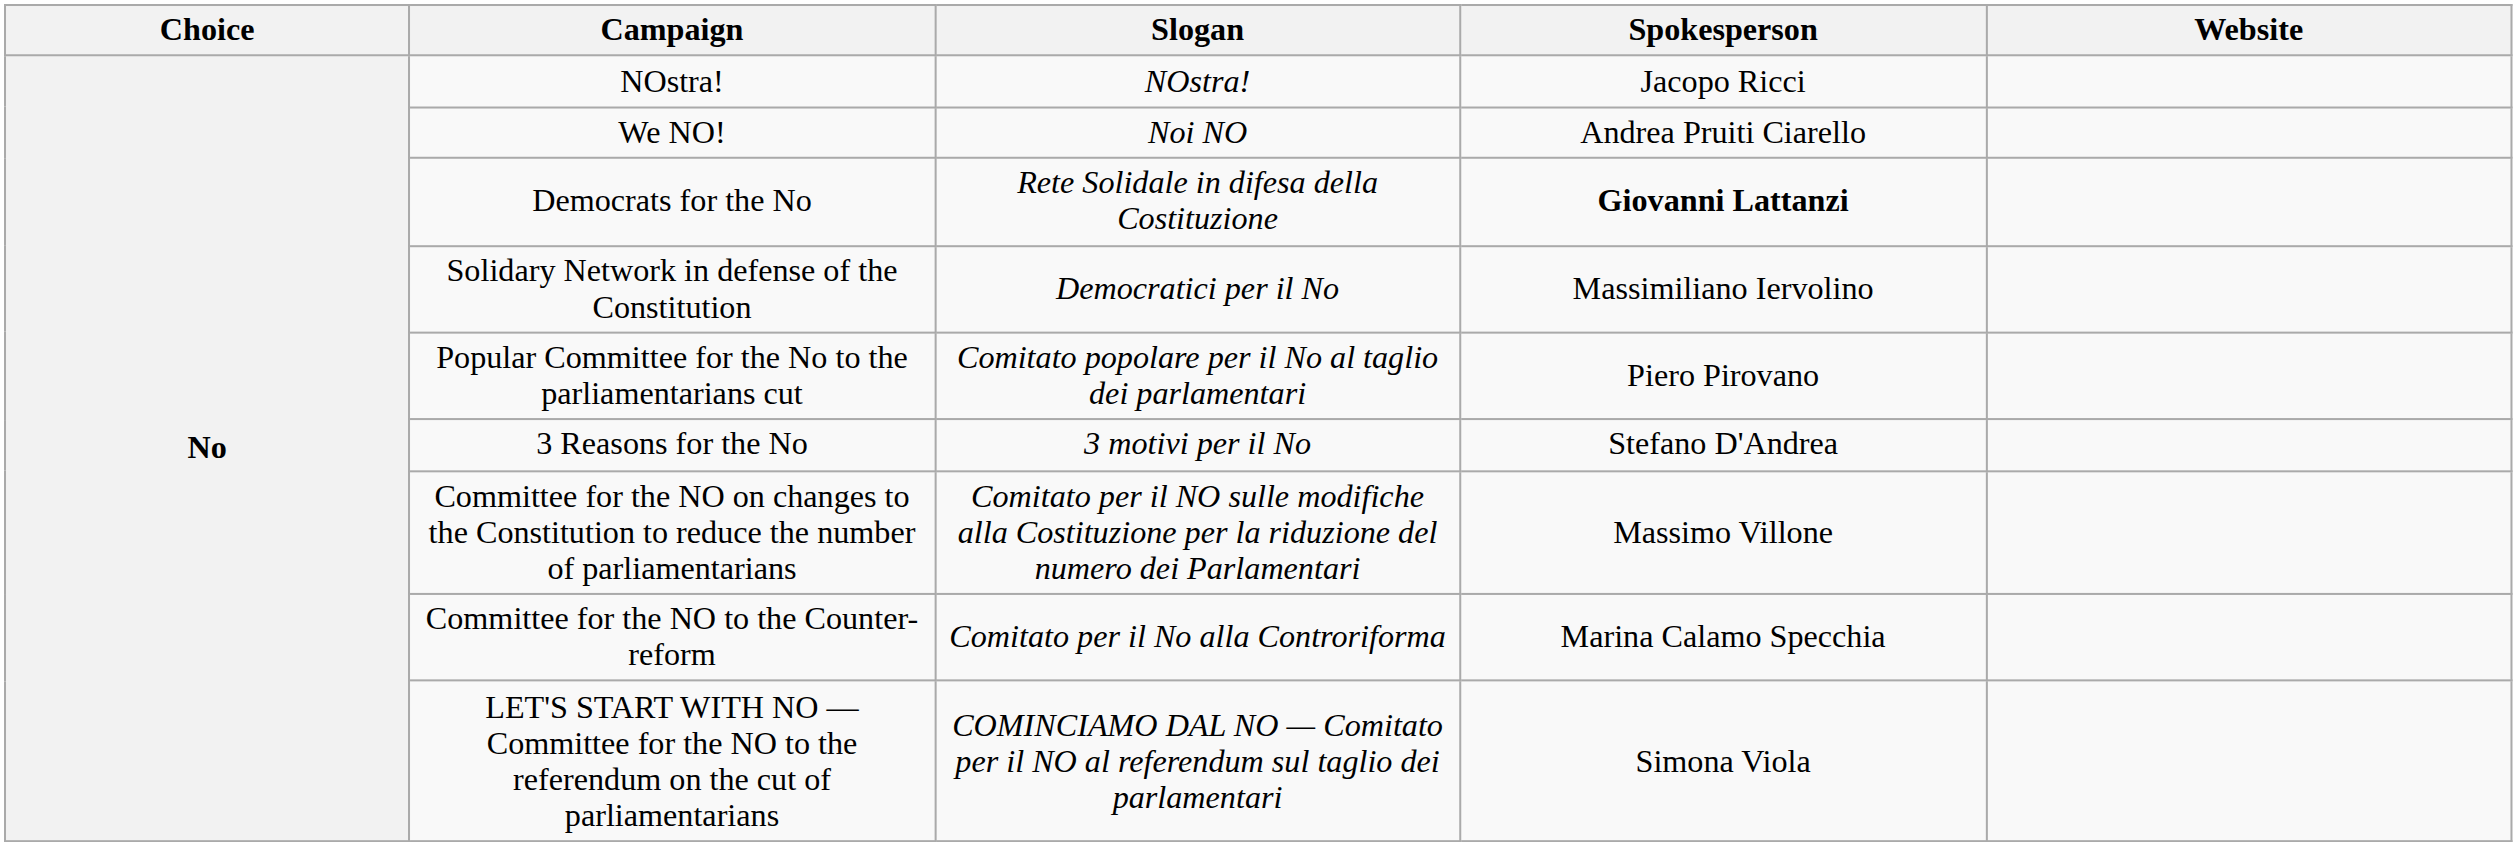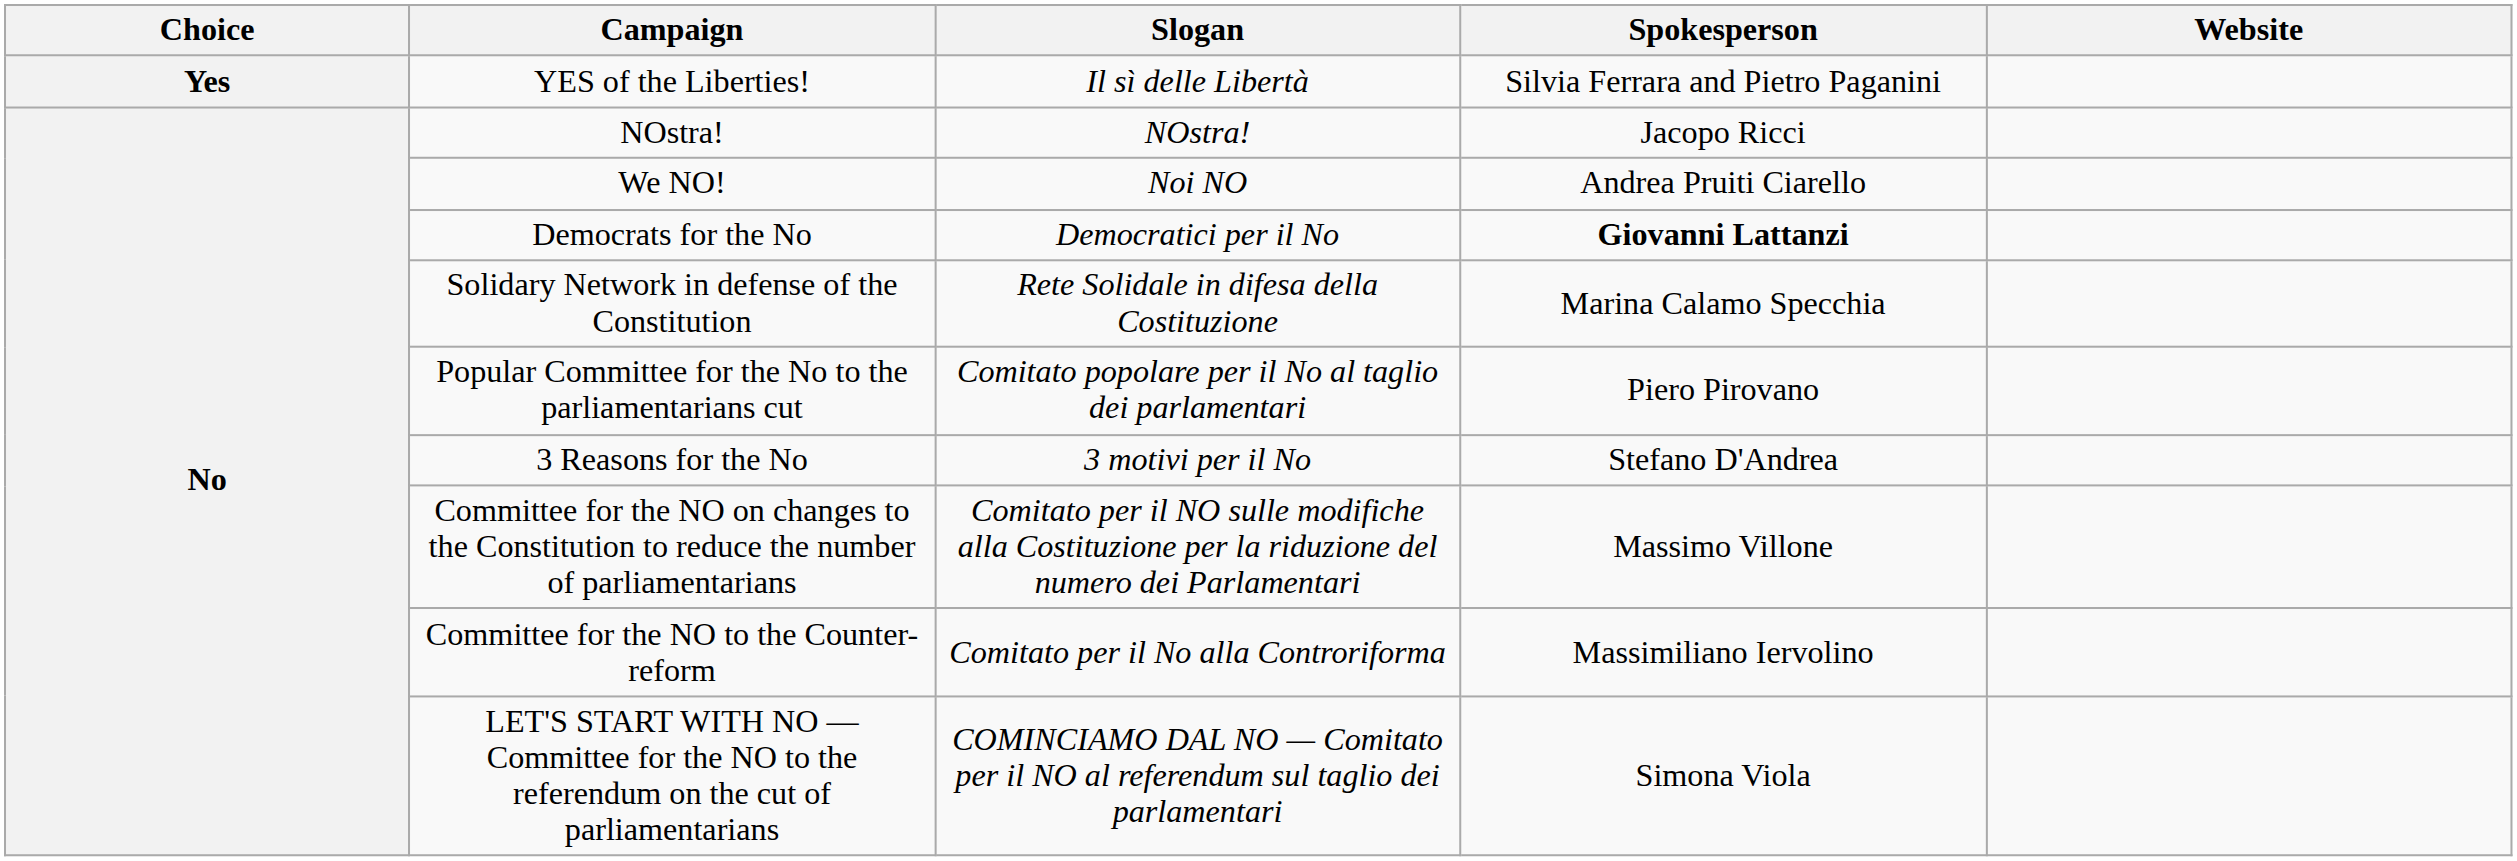+ row: (672, 81)
(1198, 201) Rete Solidale in difesa della Costituzione -> (1198, 234) Democratici per il No
(1198, 288) Democratici per il No -> (1198, 303) Rete Solidale in difesa della Costituzione
(1723, 288) Massimiliano Iervolino -> (1723, 303) Marina Calamo Specchia
(1723, 637) Marina Calamo Specchia -> (1723, 651) Massimiliano Iervolino
